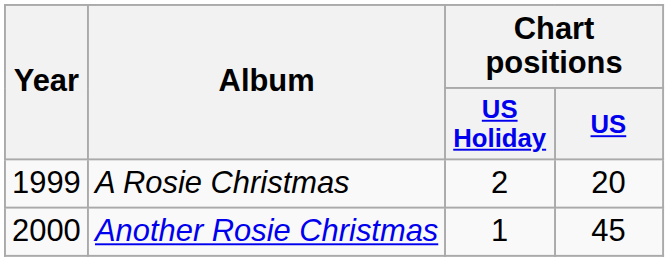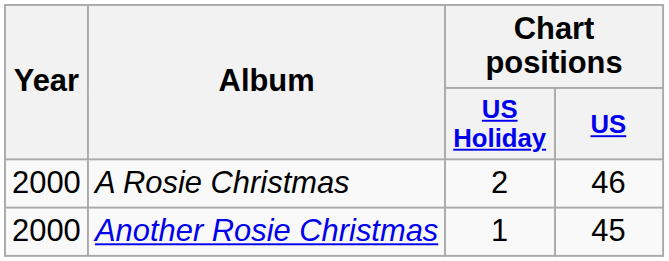(46, 182) 1999 -> (46, 182) 2000
(608, 182) 20 -> (608, 182) 46
